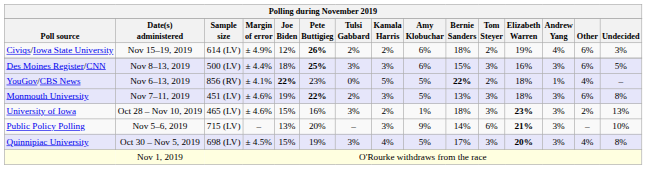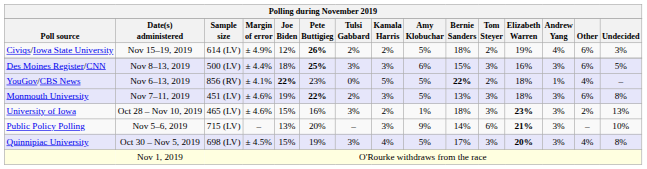(425, 51) 6% -> (425, 51) 5%
